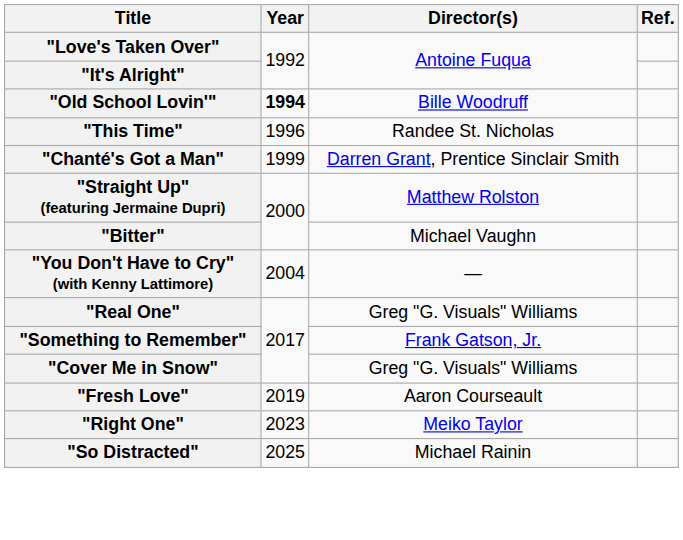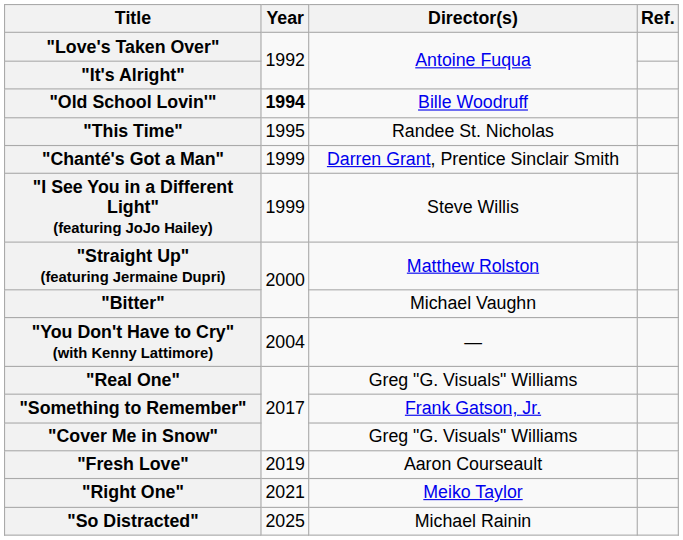(285, 131) 1996 -> (285, 131) 1995
+ row: (133, 207)
(285, 424) 2023 -> (285, 492) 2021
